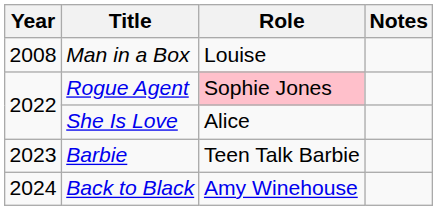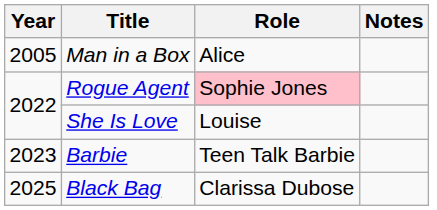(33, 54) 2008 -> (33, 54) 2005
(235, 54) Louise -> (222, 54) Alice
(227, 121) Alice -> (230, 121) Louise
- row: (130, 188)
+ row: (114, 188)
